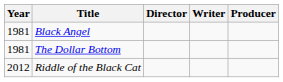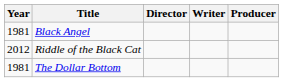rows swapped: (78, 49) <-> (88, 67)
